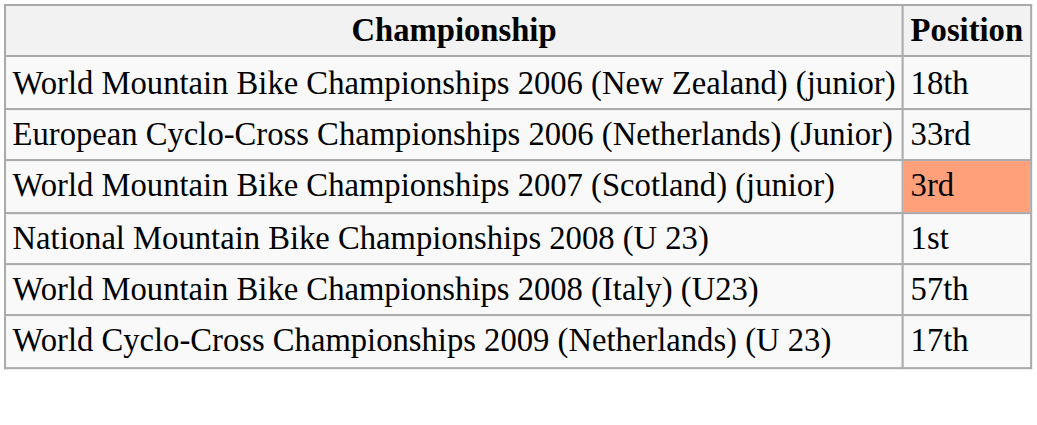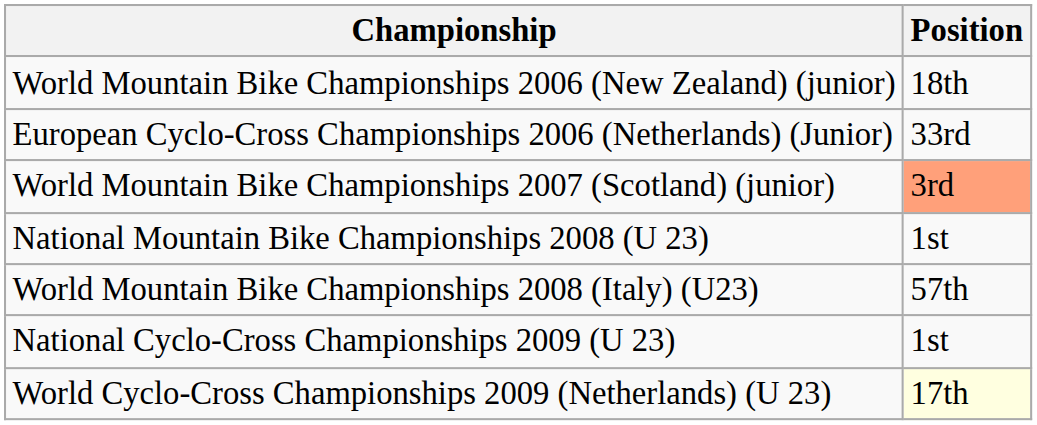+ row: (344, 340)
(940, 340) no background -> (940, 392) lightyellow background
